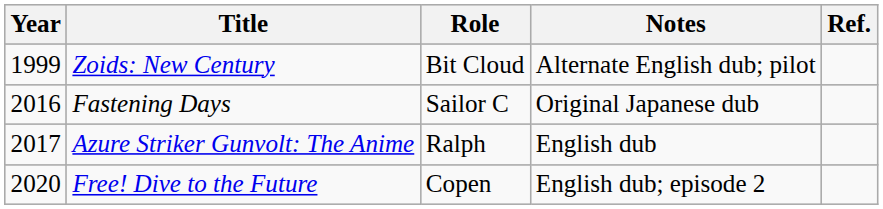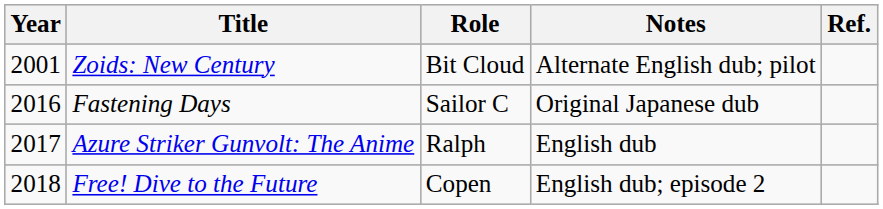(36, 64) 1999 -> (36, 64) 2001
(36, 183) 2020 -> (36, 183) 2018
